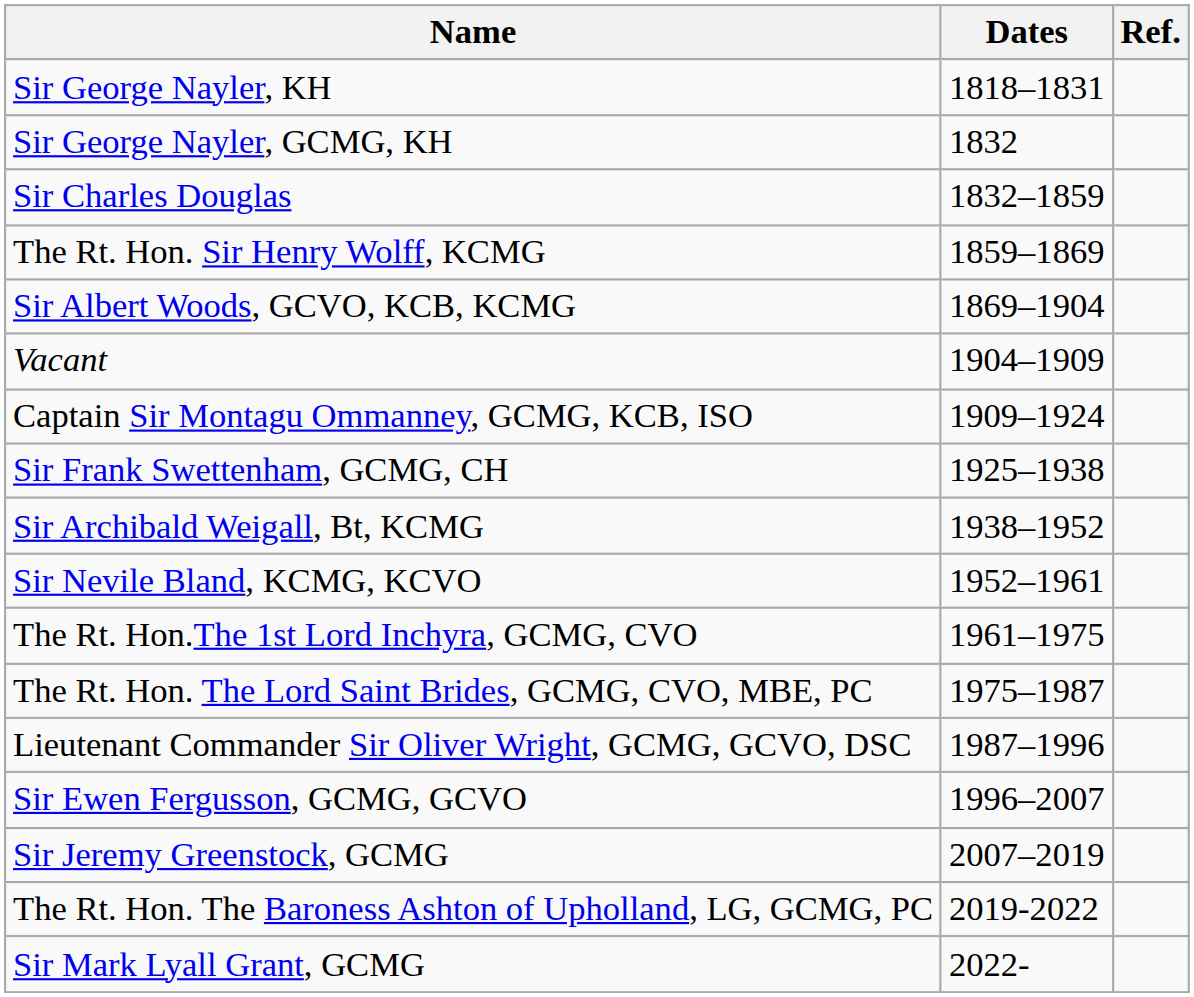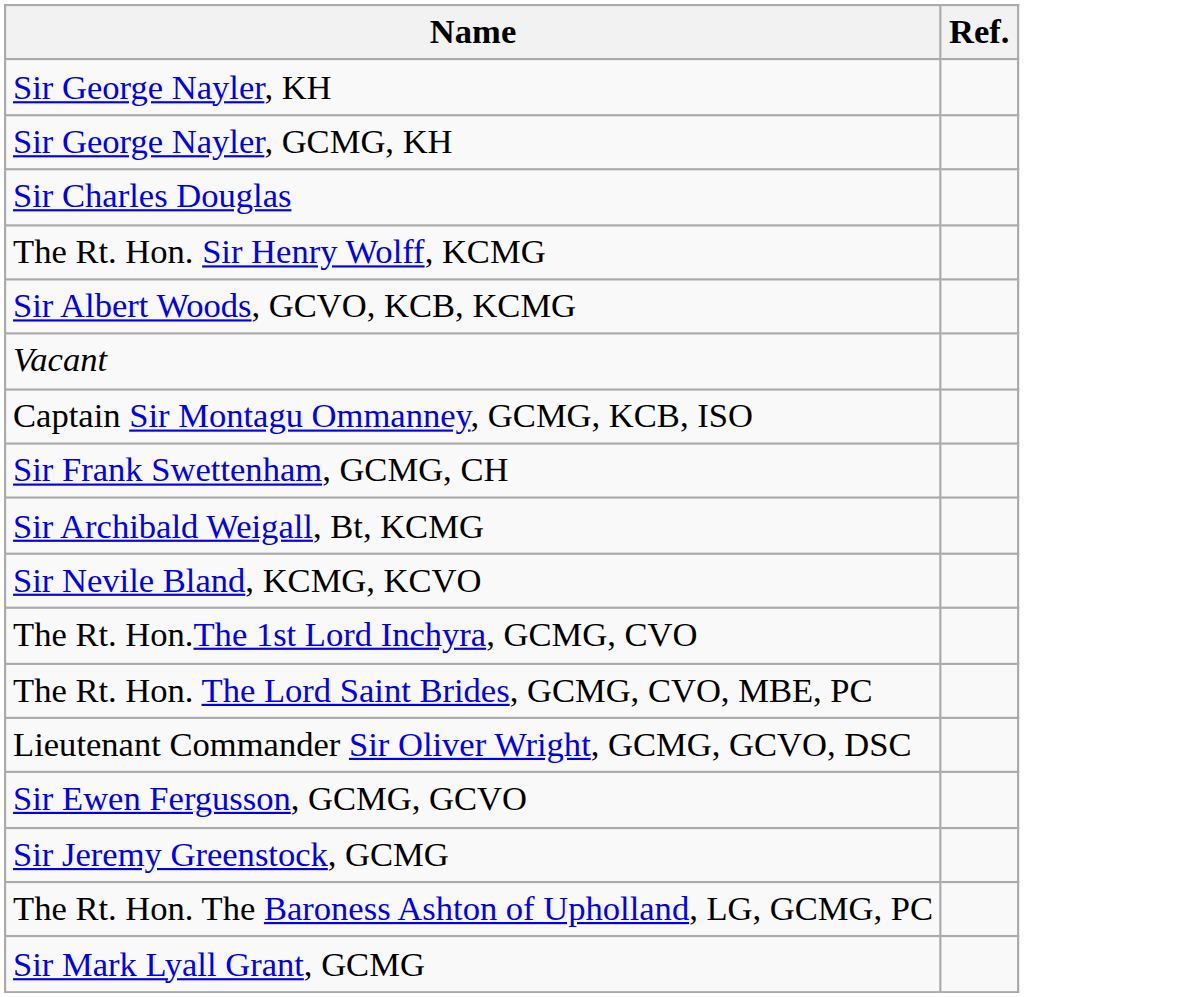- column: (1027, 31)
